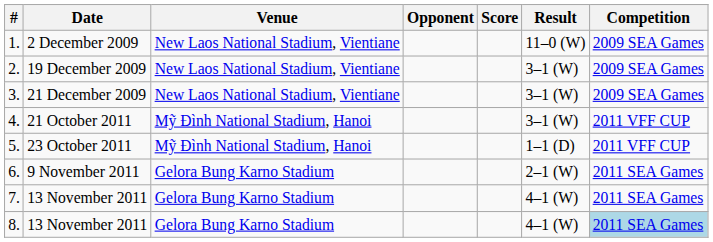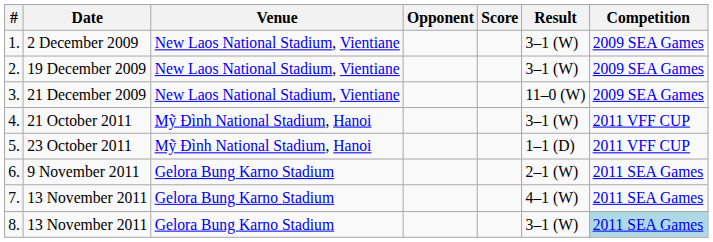(556, 43) 11–0 (W) -> (552, 43) 3–1 (W)
(552, 95) 3–1 (W) -> (556, 95) 11–0 (W)
(552, 224) 4–1 (W) -> (552, 224) 3–1 (W)
